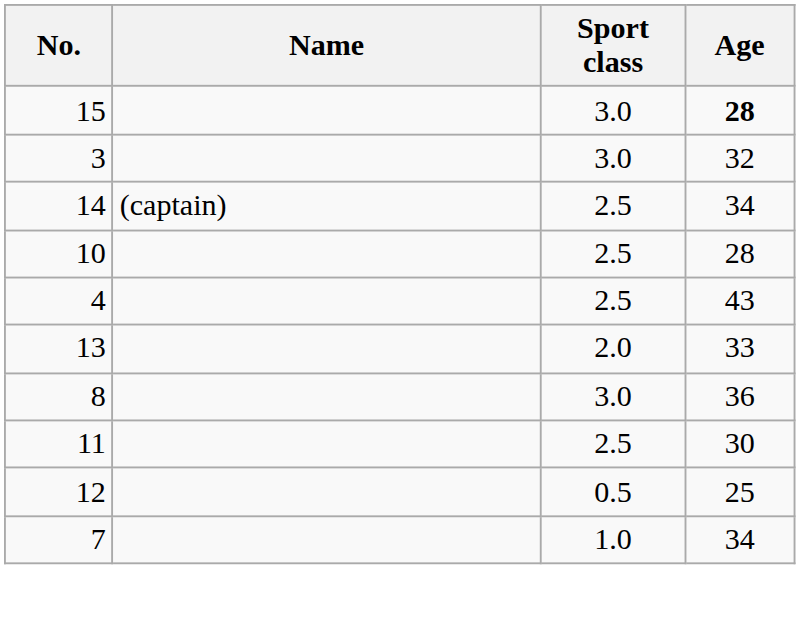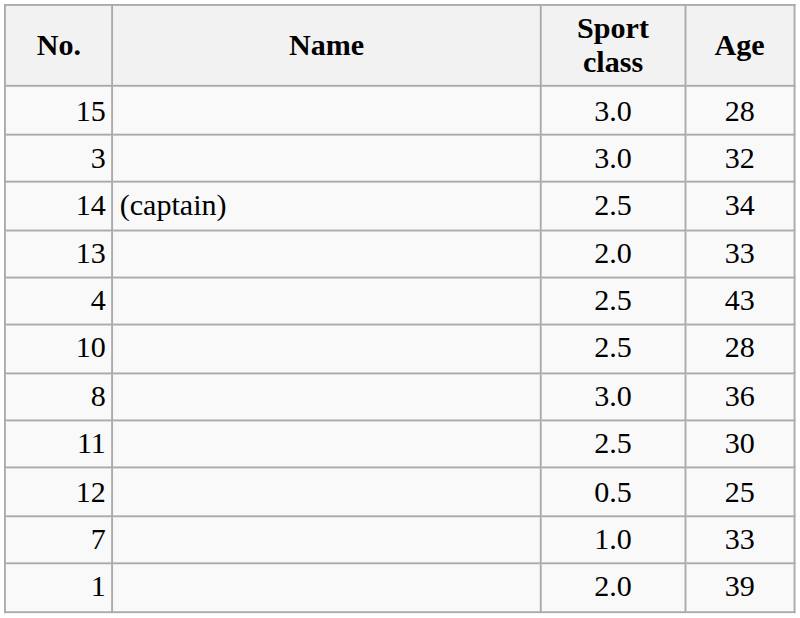(740, 109) bold -> (740, 109) normal
rows swapped: (91, 253) <-> (91, 348)
(740, 539) 34 -> (740, 539) 33
+ row: (98, 586)
